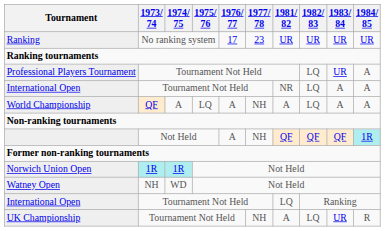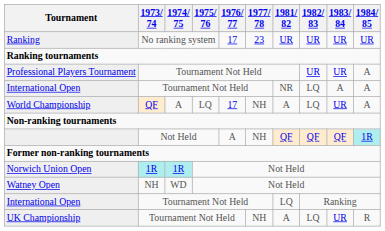(313, 72) LQ -> (313, 72) UR
(232, 104) A -> (232, 104) 17
(340, 104) A -> (340, 104) UR
